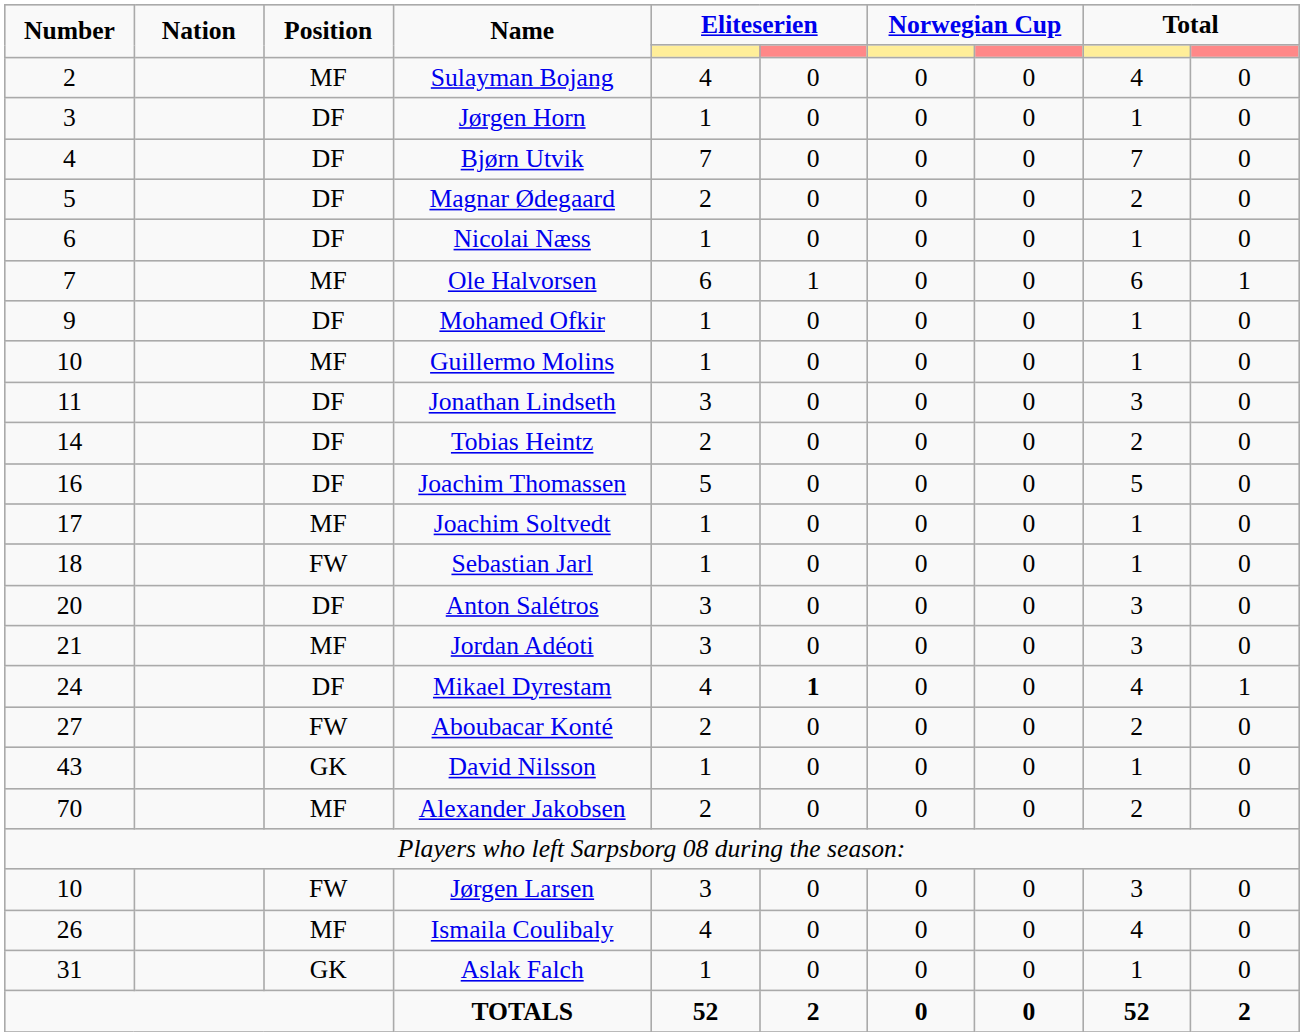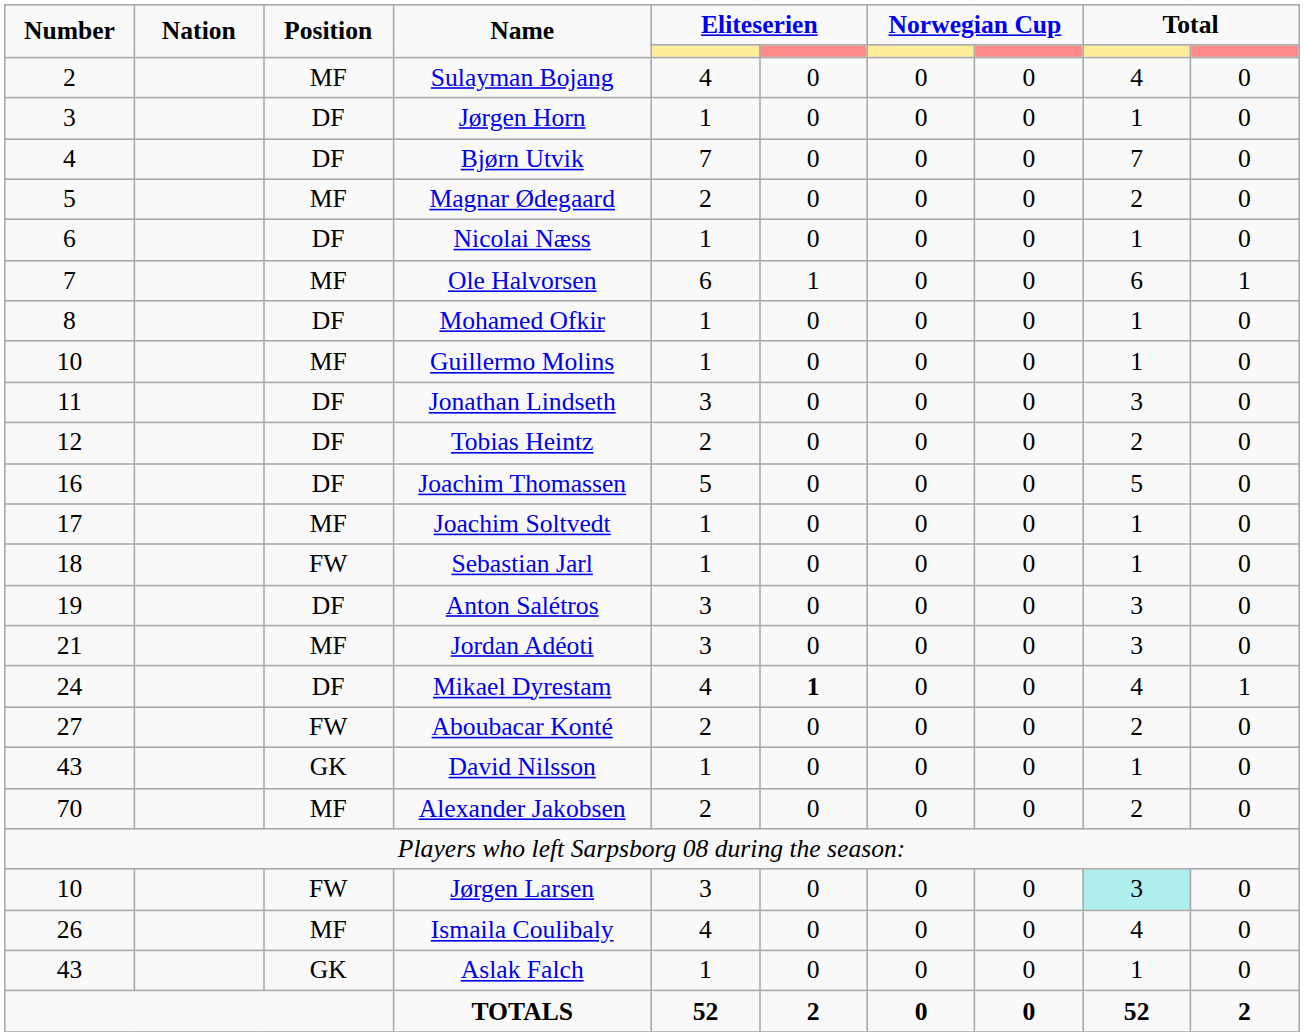(328, 199) DF -> (328, 199) MF
(69, 320) 9 -> (69, 320) 8
(69, 442) 14 -> (69, 442) 12
(69, 605) 20 -> (69, 605) 19
(1137, 889) no background -> (1137, 889) paleturquoise background
(69, 970) 31 -> (69, 970) 43
